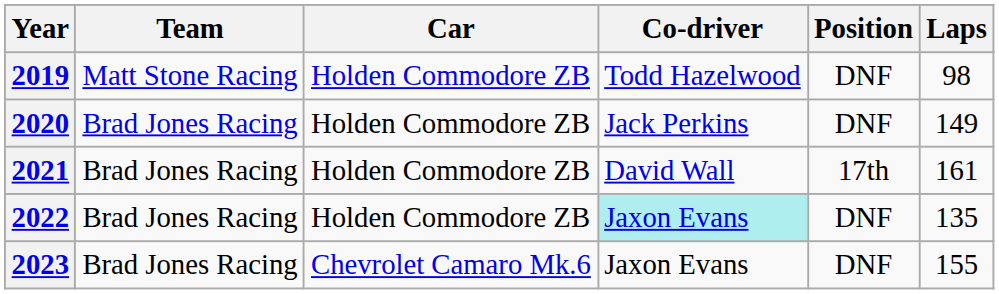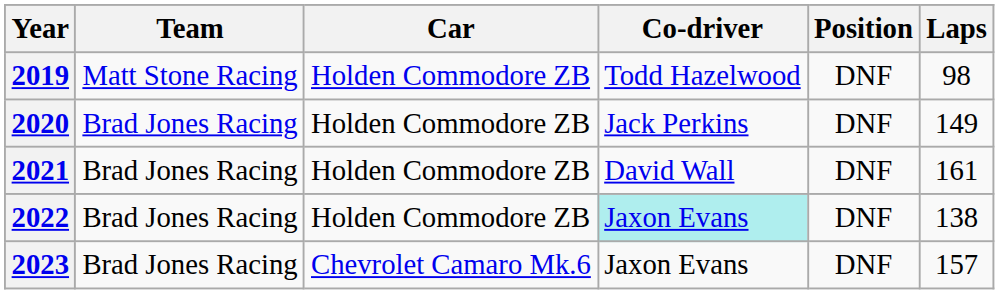(863, 170) 17th -> (863, 170) DNF
(957, 217) 135 -> (957, 217) 138
(957, 265) 155 -> (957, 265) 157
